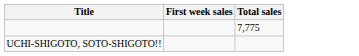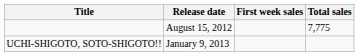+ column: (199, 12)
